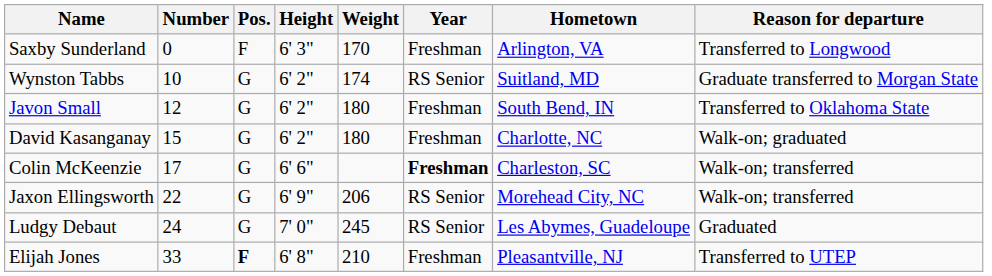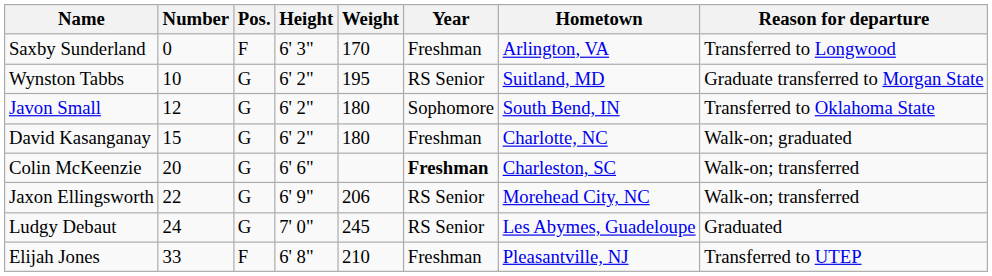(356, 78) 174 -> (356, 78) 195
(445, 108) Freshman -> (451, 108) Sophomore
(172, 167) 17 -> (172, 167) 20
(244, 256) bold -> (243, 256) normal
